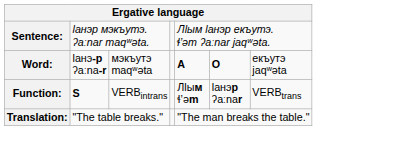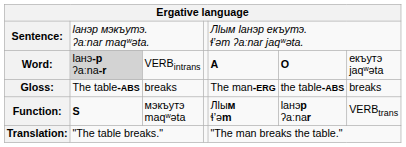(89, 65) no background -> (89, 65) lightgrey background
(132, 65) мэкъутэ maqʷəta -> (173, 65) VERBintrans
+ row: (37, 88)
(139, 94) VERBintrans -> (165, 111) мэкъутэ maqʷəta
